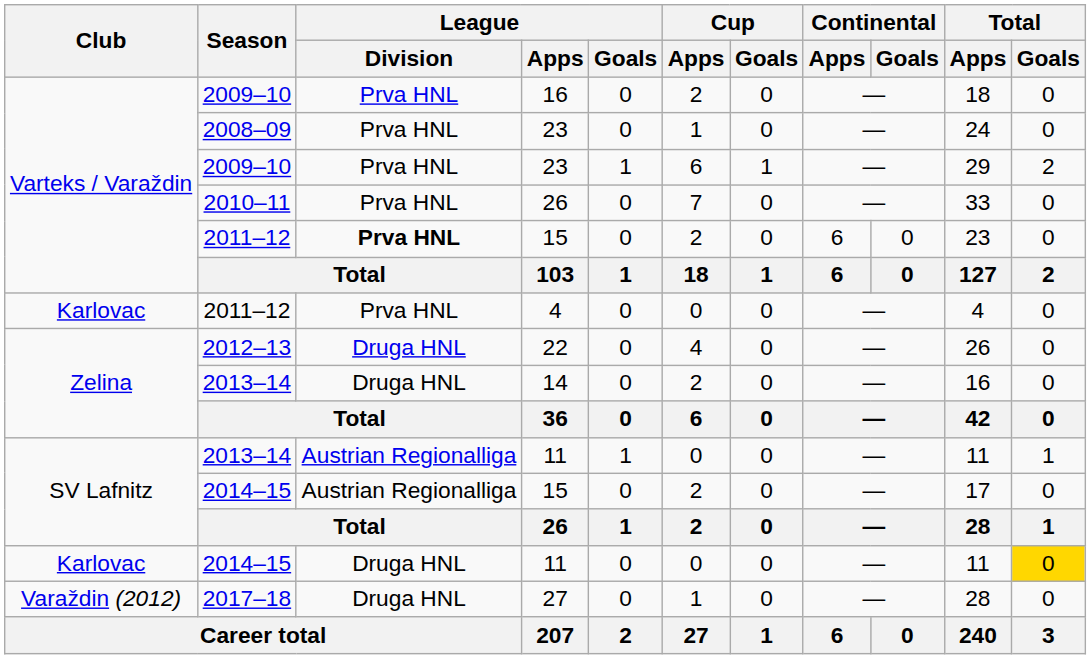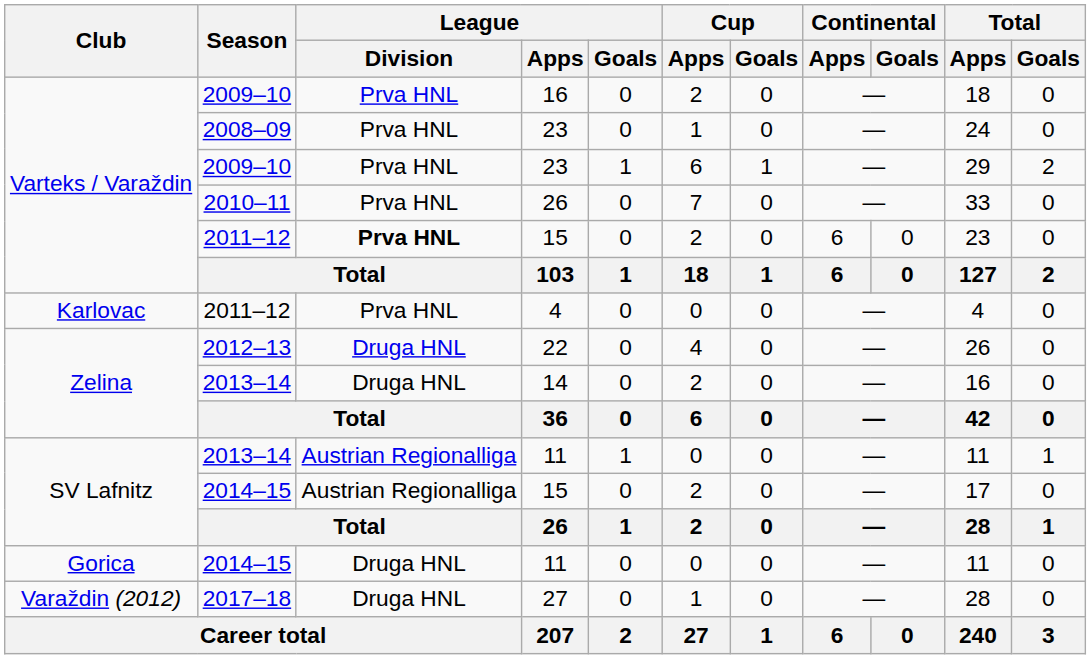(101, 563) Karlovac -> (101, 563) Gorica
(1048, 563) gold background -> (1048, 563) no background
